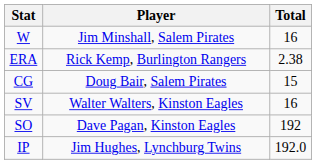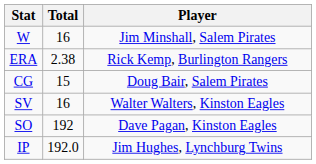columns swapped: (156, 15) <-> (291, 15)
